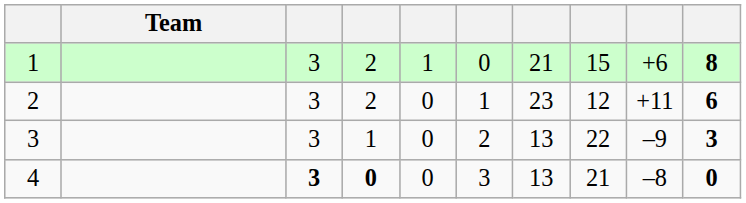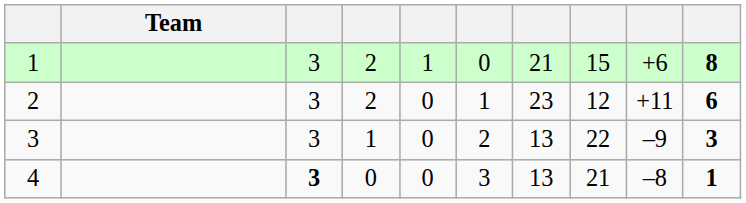(371, 178) bold -> (371, 178) normal
(712, 178) 0 -> (712, 178) 1
